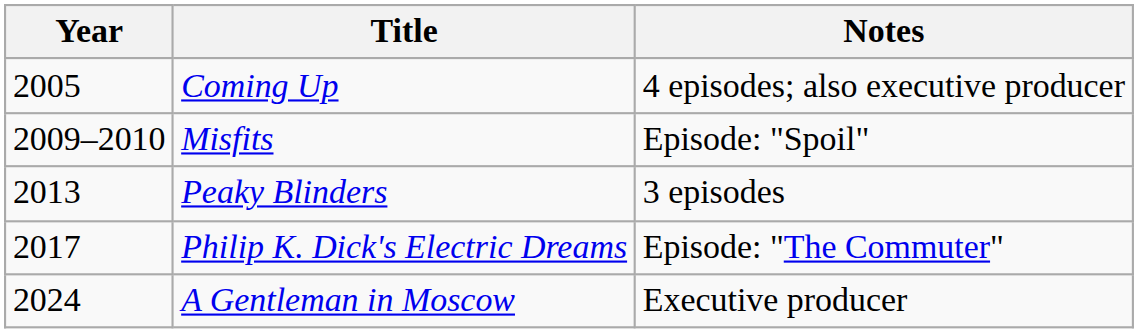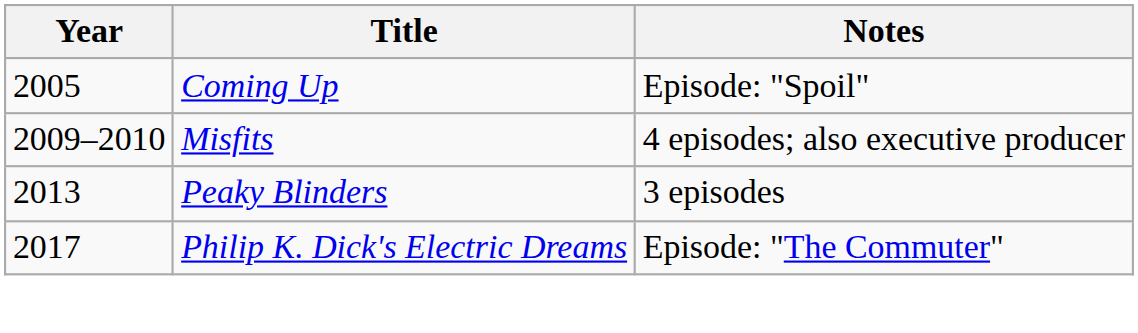(884, 85) 4 episodes; also executive producer -> (756, 85) Episode: "Spoil"
(756, 138) Episode: "Spoil" -> (884, 138) 4 episodes; also executive producer
- row: (348, 300)
